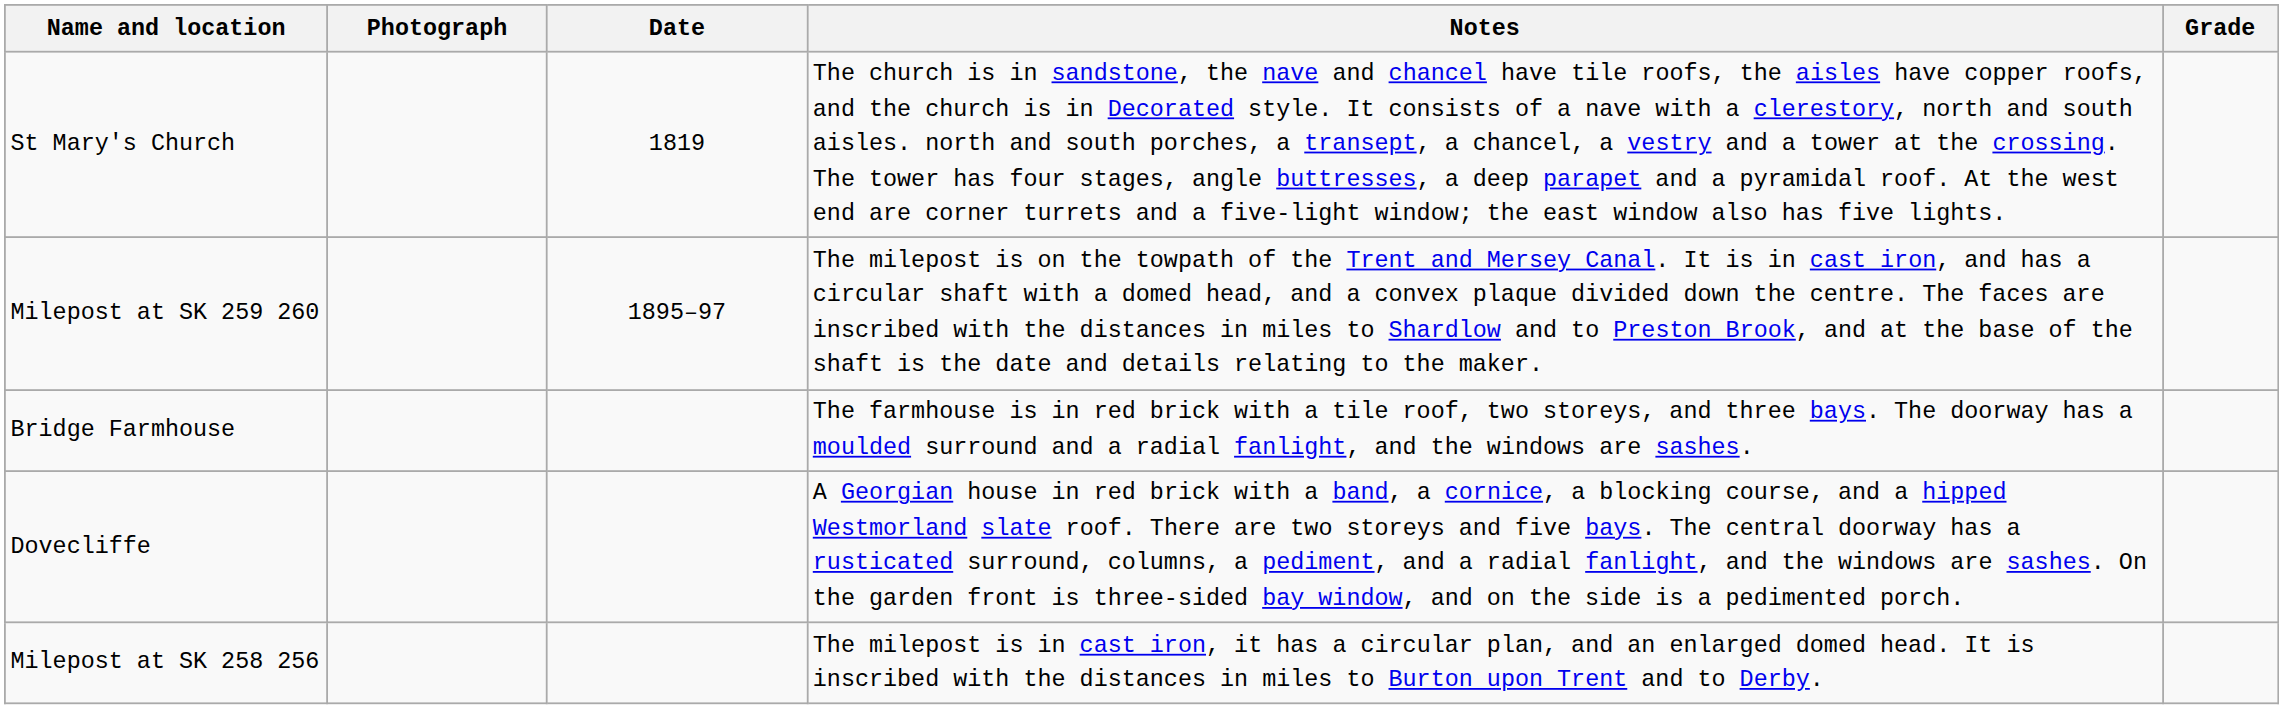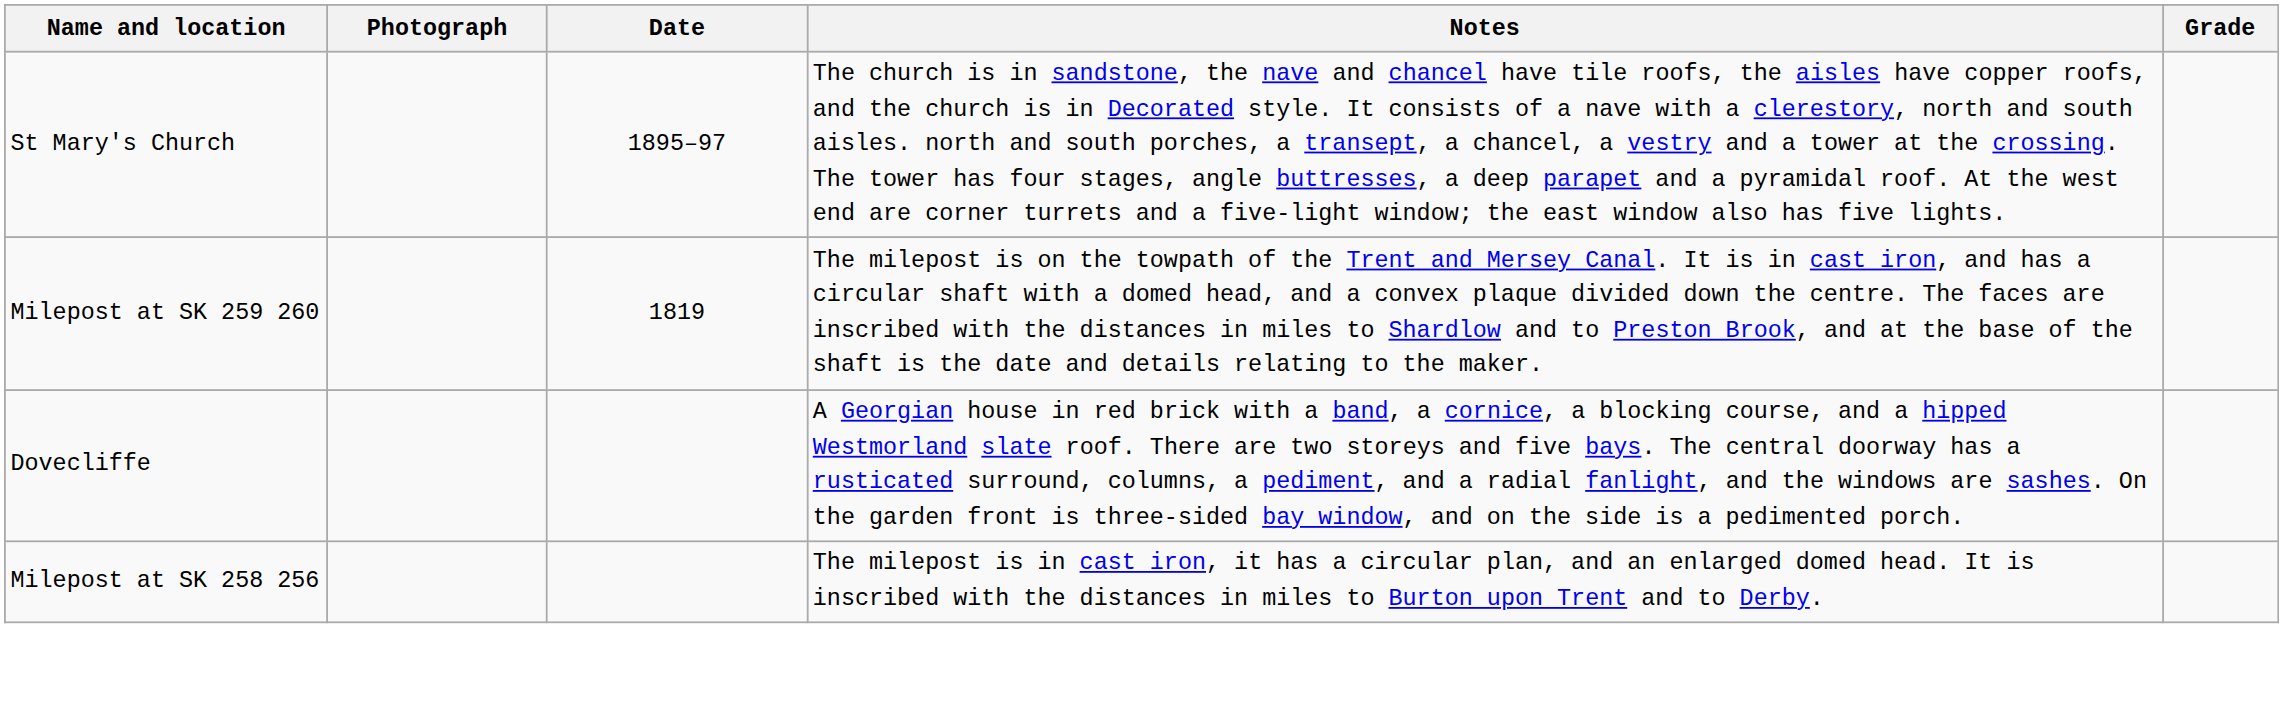(677, 144) 1819 -> (677, 144) 1895–97
(677, 313) 1895–97 -> (677, 313) 1819
- row: (123, 430)
